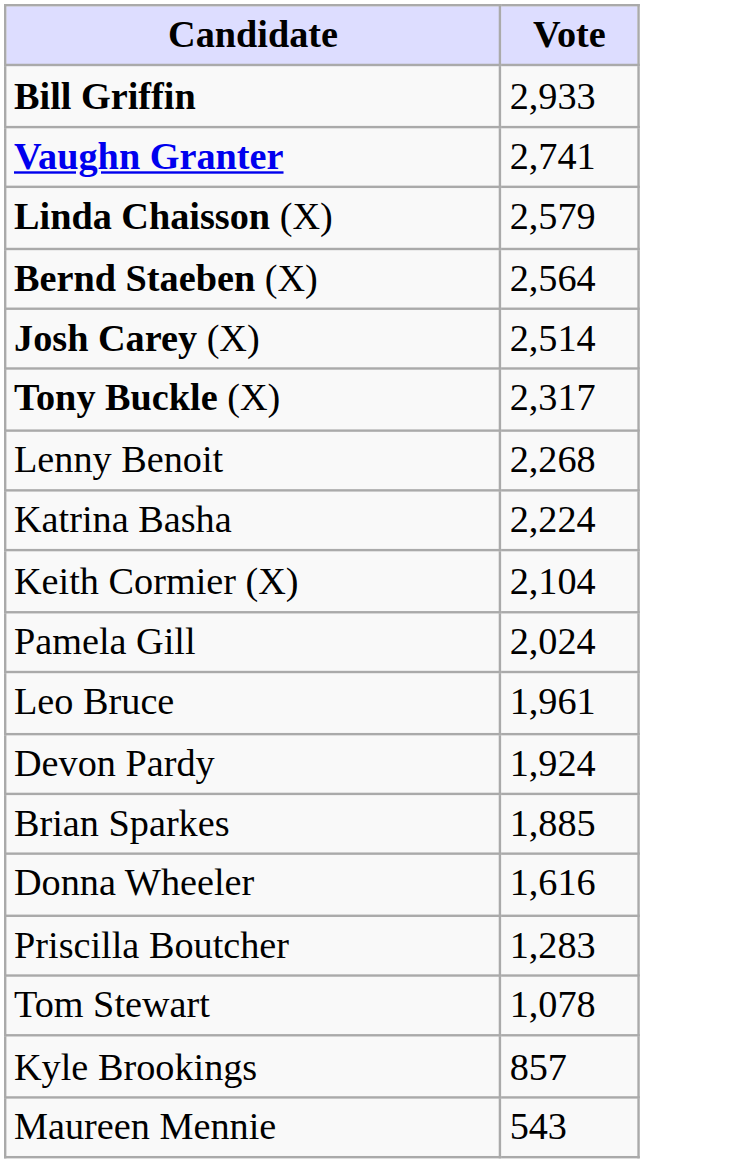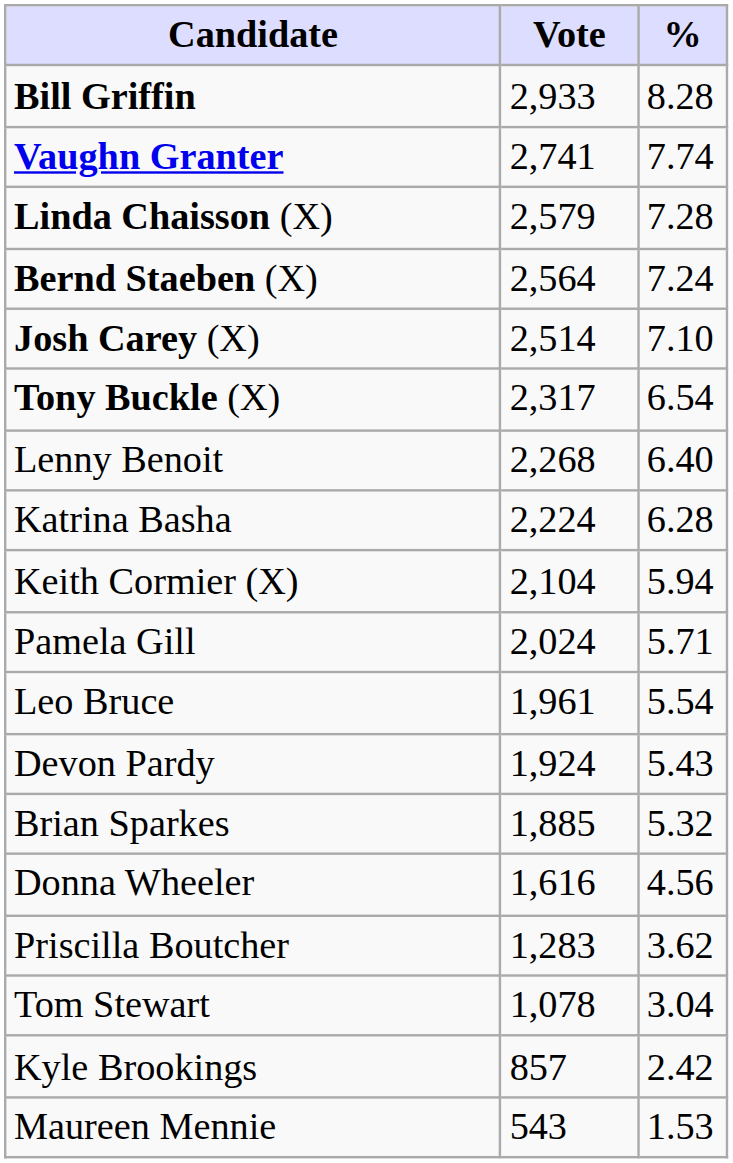+ column: (683, 34)
